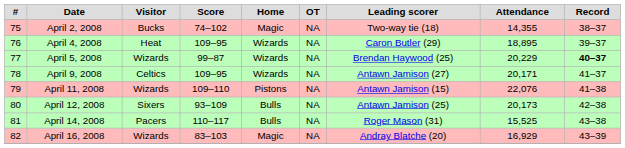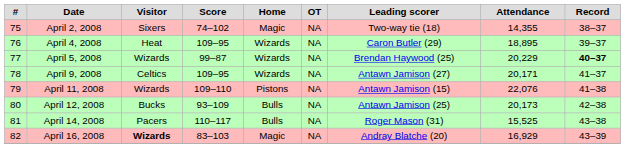(151, 27) Bucks -> (152, 27) Sixers
(151, 105) Sixers -> (152, 105) Bucks
(151, 136) normal -> (152, 136) bold
